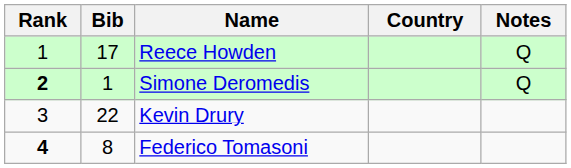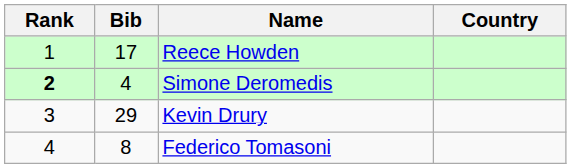- column: (524, 20)
(108, 83) 1 -> (126, 83) 4
(108, 115) 22 -> (126, 115) 29
(43, 147) bold -> (49, 147) normal
